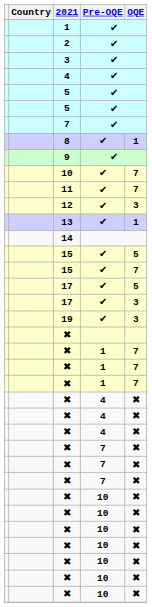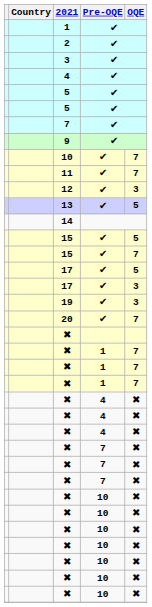- row: (67, 141)
(136, 222) 1 -> (136, 206) 5
+ row: (67, 319)
